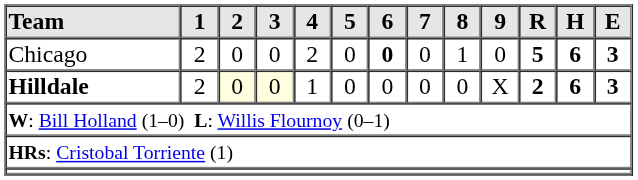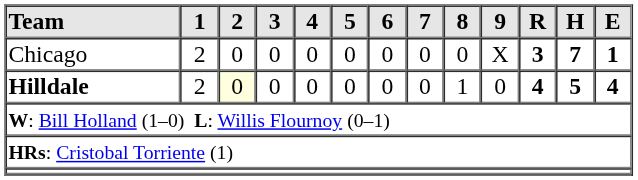(312, 54) 2 -> (312, 54) 0
(387, 54) bold -> (387, 54) normal
(462, 54) 1 -> (462, 54) 0
(500, 54) 0 -> (500, 54) X
(538, 54) 5 -> (538, 54) 3
(575, 54) 6 -> (575, 54) 7
(613, 54) 3 -> (613, 54) 1
(275, 86) lightyellow background -> (275, 86) no background
(312, 86) 1 -> (312, 86) 0
(462, 86) 0 -> (462, 86) 1
(500, 86) X -> (500, 86) 0
(538, 86) 2 -> (538, 86) 4
(575, 86) 6 -> (575, 86) 5
(613, 86) 3 -> (613, 86) 4
